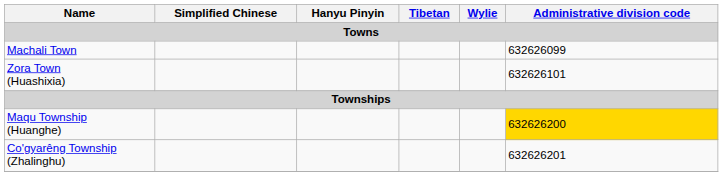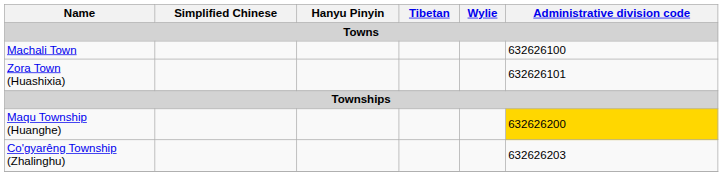(537, 50) 632626099 -> (537, 50) 632626100
(537, 155) 632626201 -> (537, 155) 632626203
